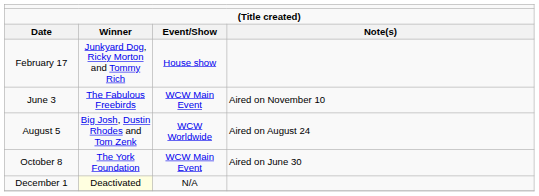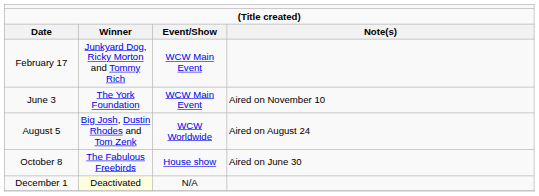(190, 63) House show -> (190, 63) WCW Main Event
(116, 100) The Fabulous Freebirds -> (116, 100) The York Foundation
(116, 162) The York Foundation -> (116, 162) The Fabulous Freebirds
(190, 162) WCW Main Event -> (190, 162) House show
